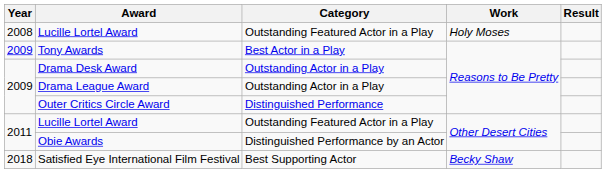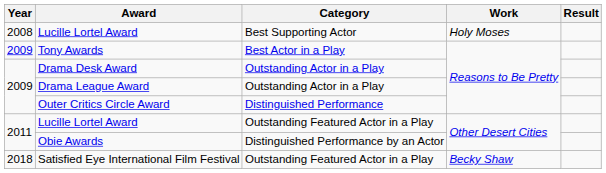(339, 31) Outstanding Featured Actor in a Play -> (301, 31) Best Supporting Actor
(301, 159) Best Supporting Actor -> (339, 159) Outstanding Featured Actor in a Play
